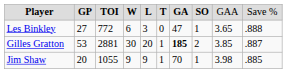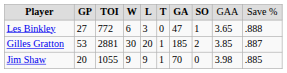(180, 44) bold -> (180, 44) normal
(197, 60) 1 -> (197, 60) 0
